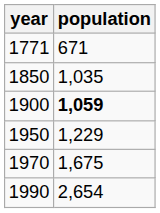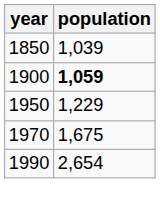- row: (29, 47)
(81, 76) 1,035 -> (81, 47) 1,039
